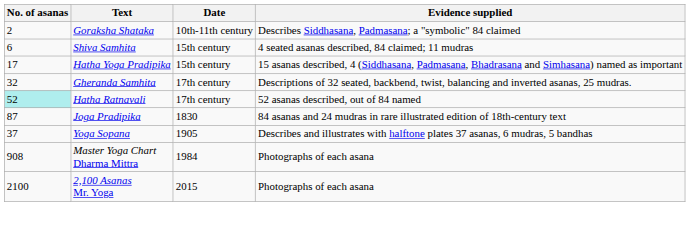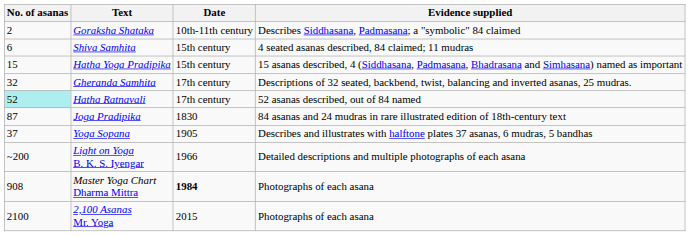(12, 64) 17 -> (12, 64) 15
+ row: (109, 157)
(187, 157) normal -> (187, 186) bold
